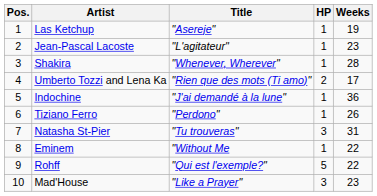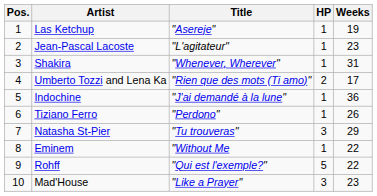(353, 64) 28 -> (353, 64) 31
(353, 132) 31 -> (353, 132) 29
